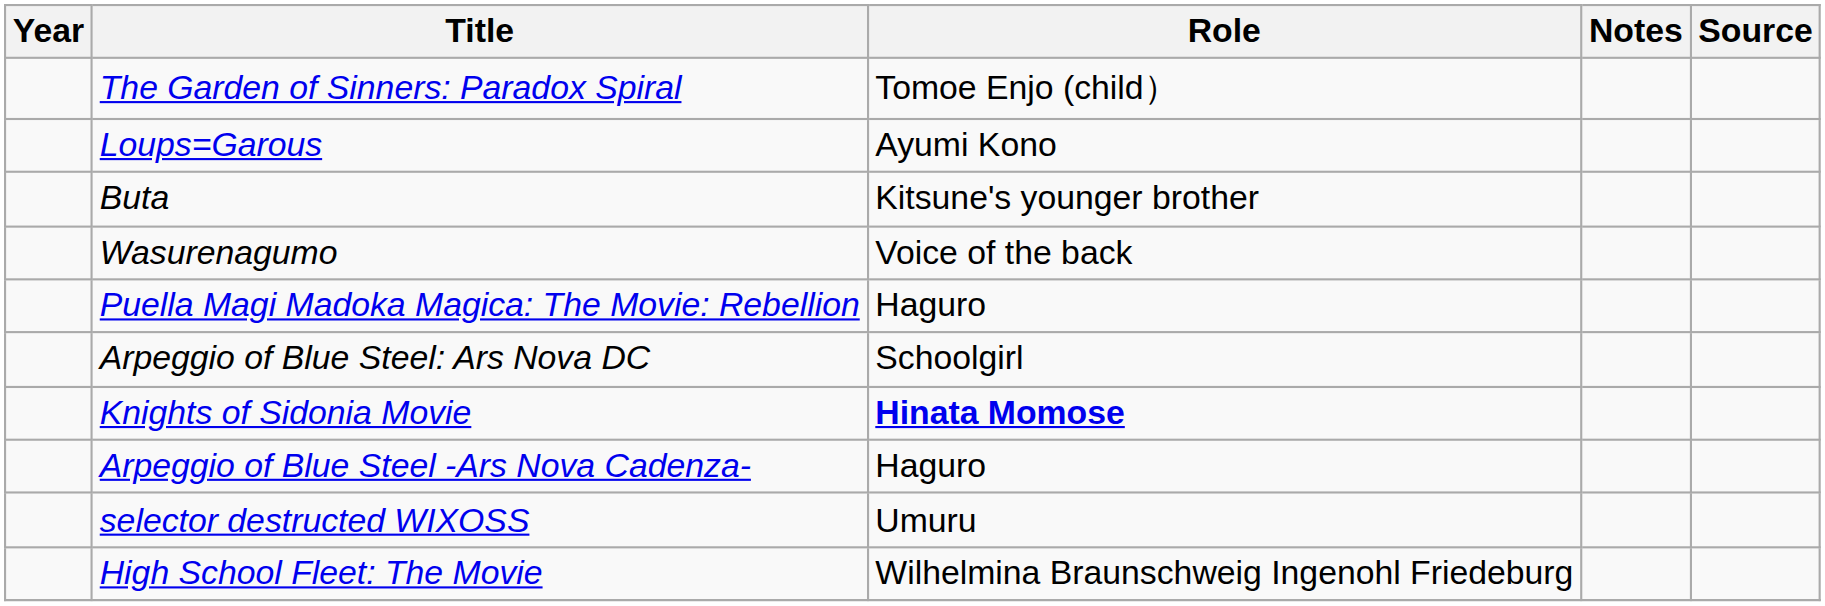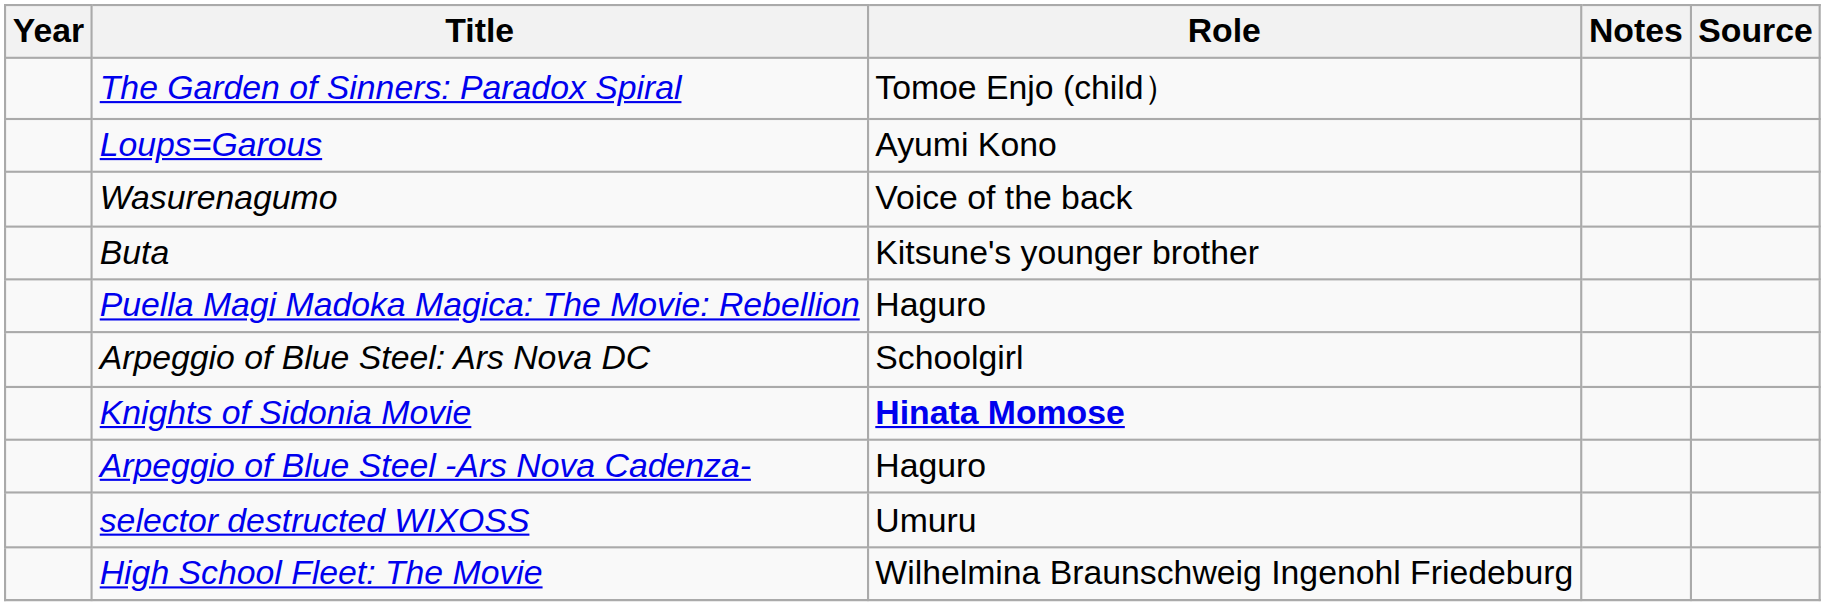rows swapped: (134, 198) <-> (219, 251)
